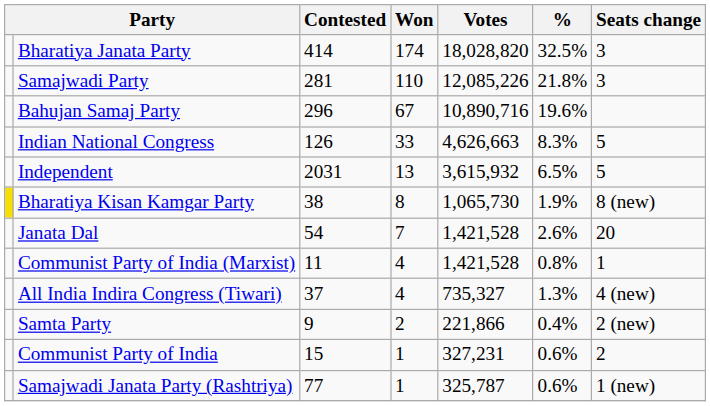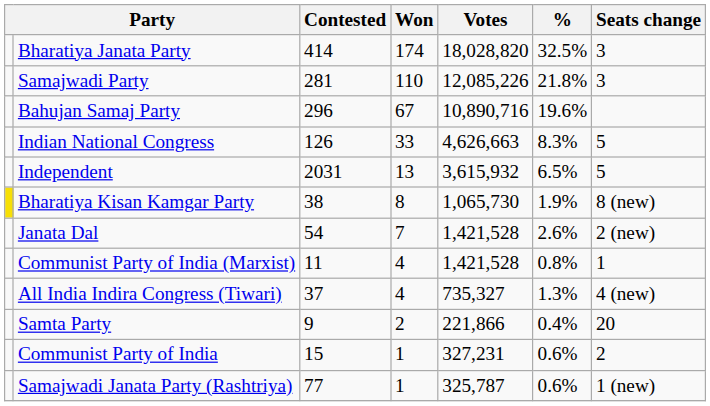(606, 232) 20 -> (626, 232) 2 (new)
(626, 324) 2 (new) -> (606, 324) 20
